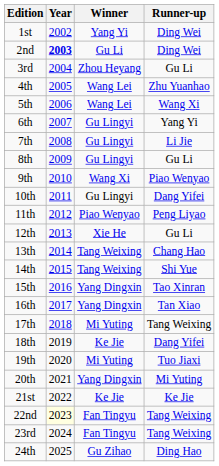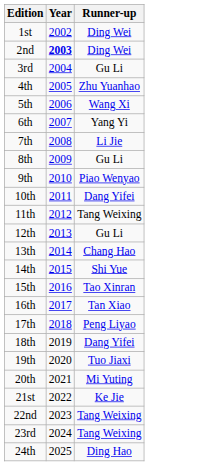- column: (109, 13)
(179, 214) Peng Liyao -> (109, 214) Tang Weixing
(179, 324) Tang Weixing -> (109, 324) Peng Liyao
(60, 415) lightyellow background -> (60, 415) no background
